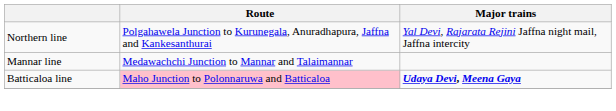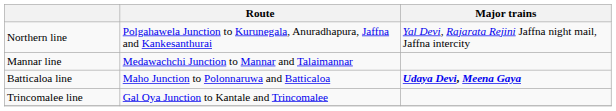(226, 79) pink background -> (226, 79) no background
+ row: (45, 97)
